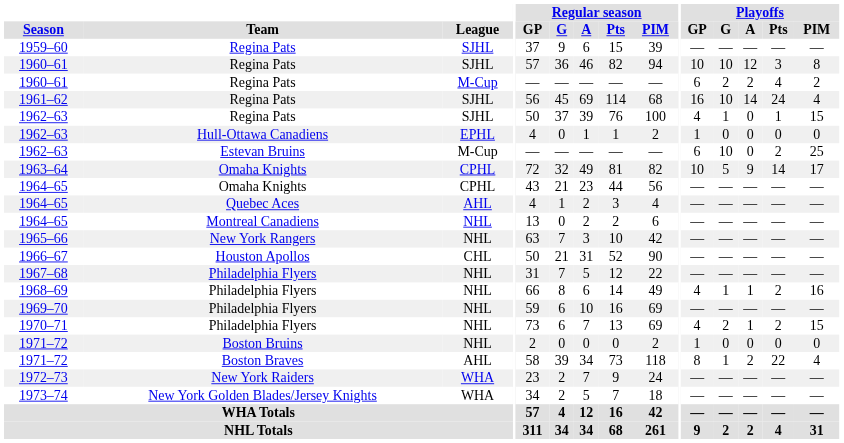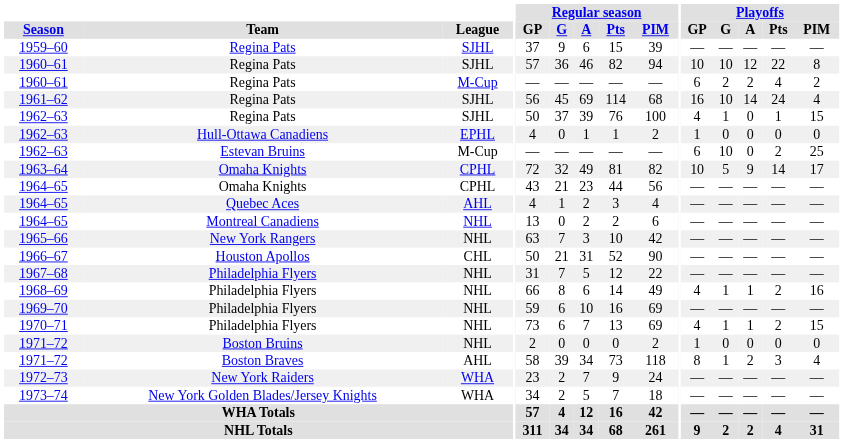(778, 64) 3 -> (778, 64) 22
(726, 325) 2 -> (726, 325) 1
(778, 360) 22 -> (778, 360) 3
